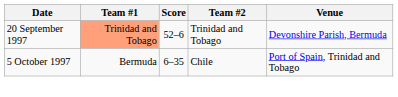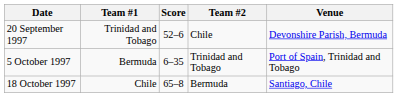(131, 34) lightsalmon background -> (130, 34) no background
(217, 34) Trinidad and Tobago -> (201, 34) Chile
(202, 62) Chile -> (216, 62) Trinidad and Tobago
+ row: (41, 84)
